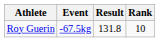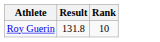- column: (75, 12)
